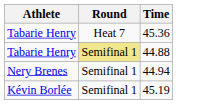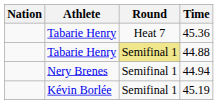+ column: (24, 14)
